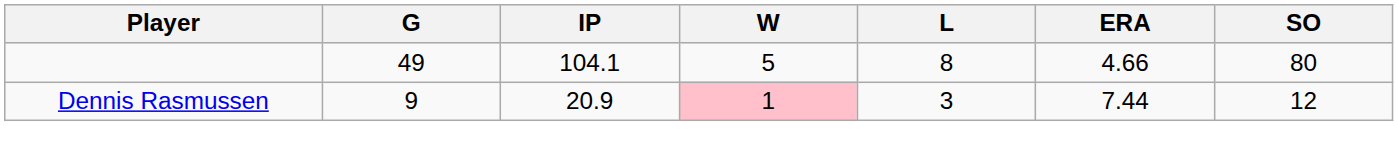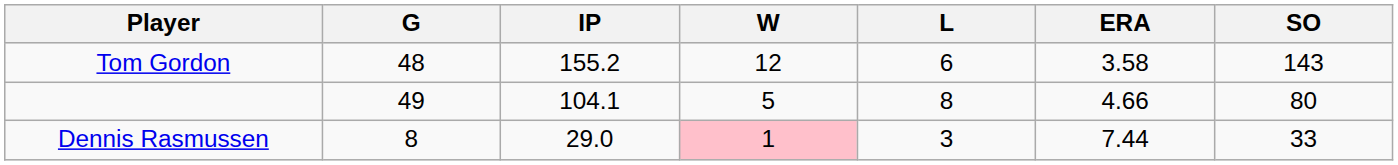+ row: (163, 62)
(411, 100) 9 -> (411, 139) 8
(590, 100) 20.9 -> (590, 139) 29.0
(1304, 100) 12 -> (1304, 139) 33
